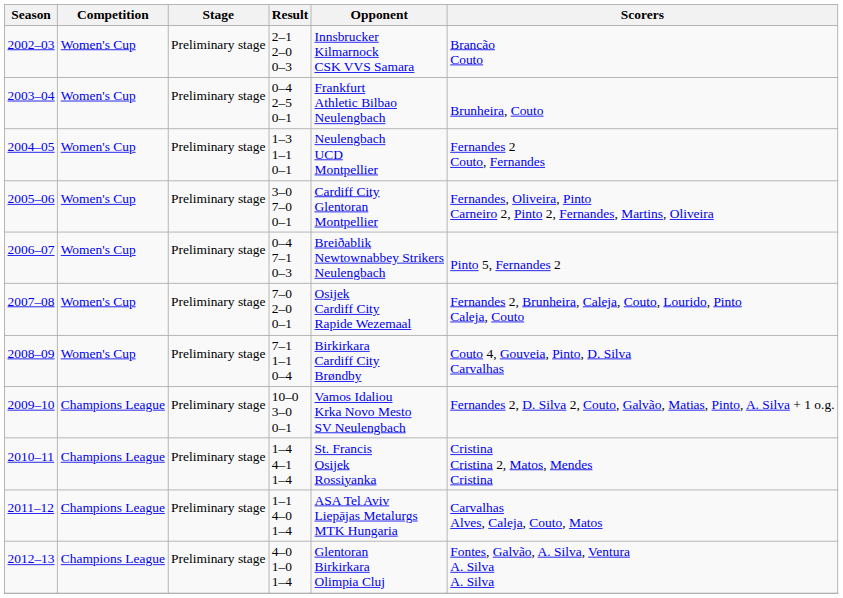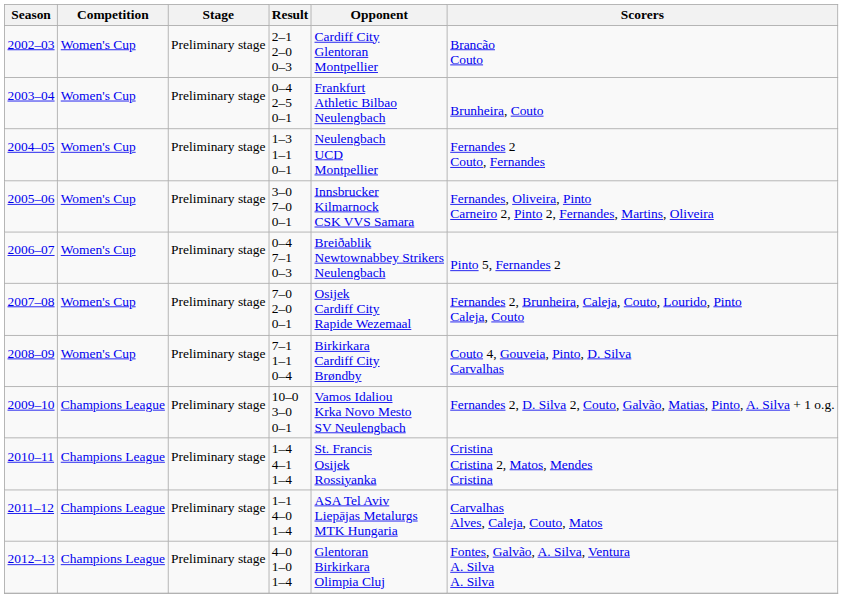(364, 51) Innsbrucker Kilmarnock CSK VVS Samara -> (347, 51) Cardiff City Glentoran Montpellier
(347, 206) Cardiff City Glentoran Montpellier -> (364, 206) Innsbrucker Kilmarnock CSK VVS Samara
